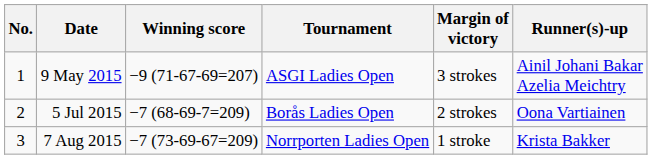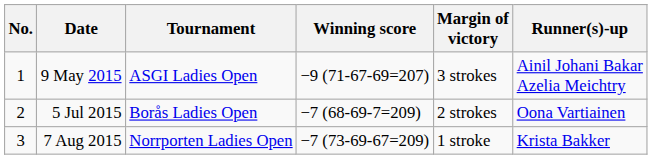columns swapped: (348, 28) <-> (194, 28)
